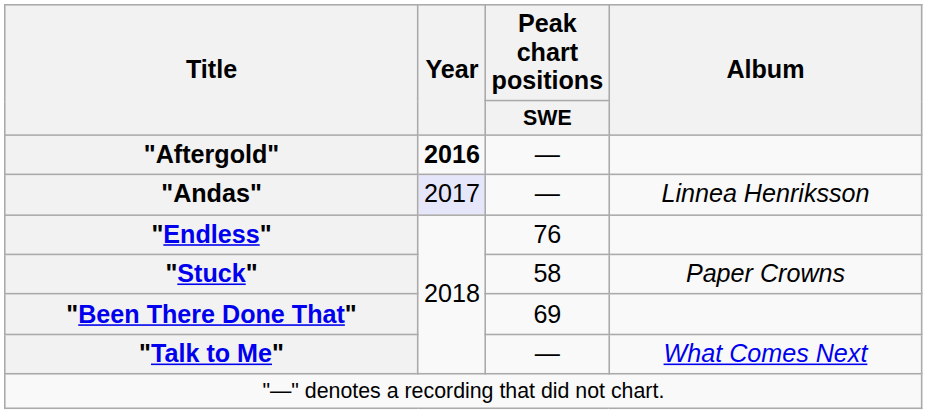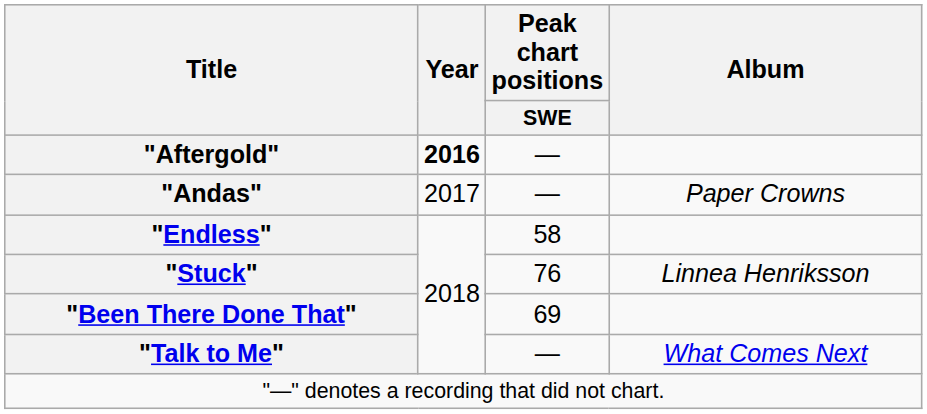(452, 194) lavender background -> (452, 194) no background
(765, 194) Linnea Henriksson -> (765, 194) Paper Crowns
(547, 234) 76 -> (547, 234) 58
(547, 273) 58 -> (547, 273) 76
(765, 273) Paper Crowns -> (765, 273) Linnea Henriksson
